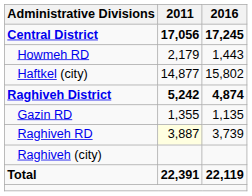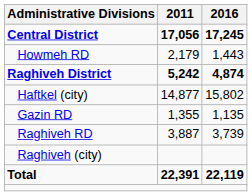rows swapped: (53, 74) <-> (59, 94)
(183, 134) lightyellow background -> (183, 134) no background
